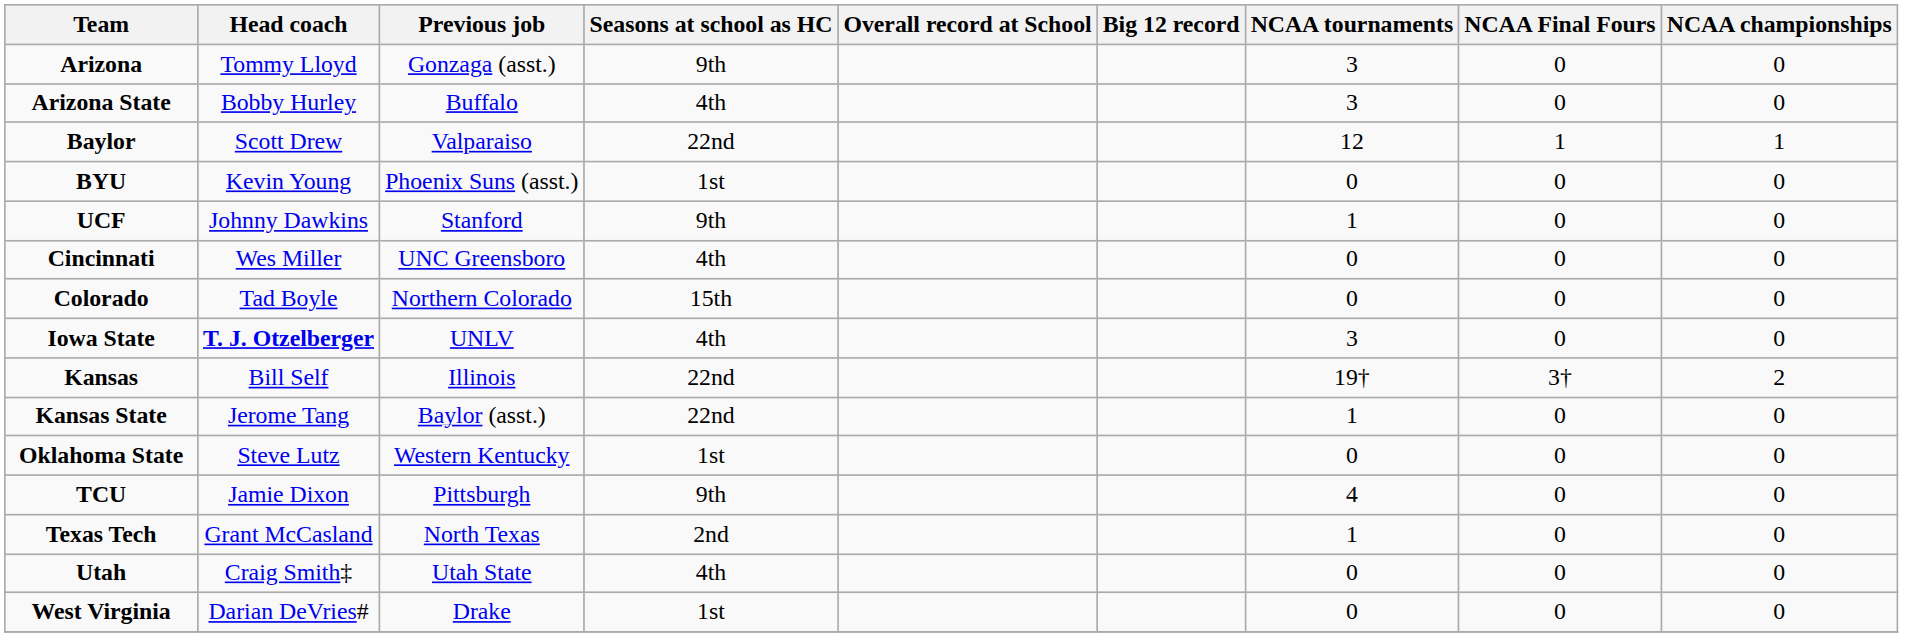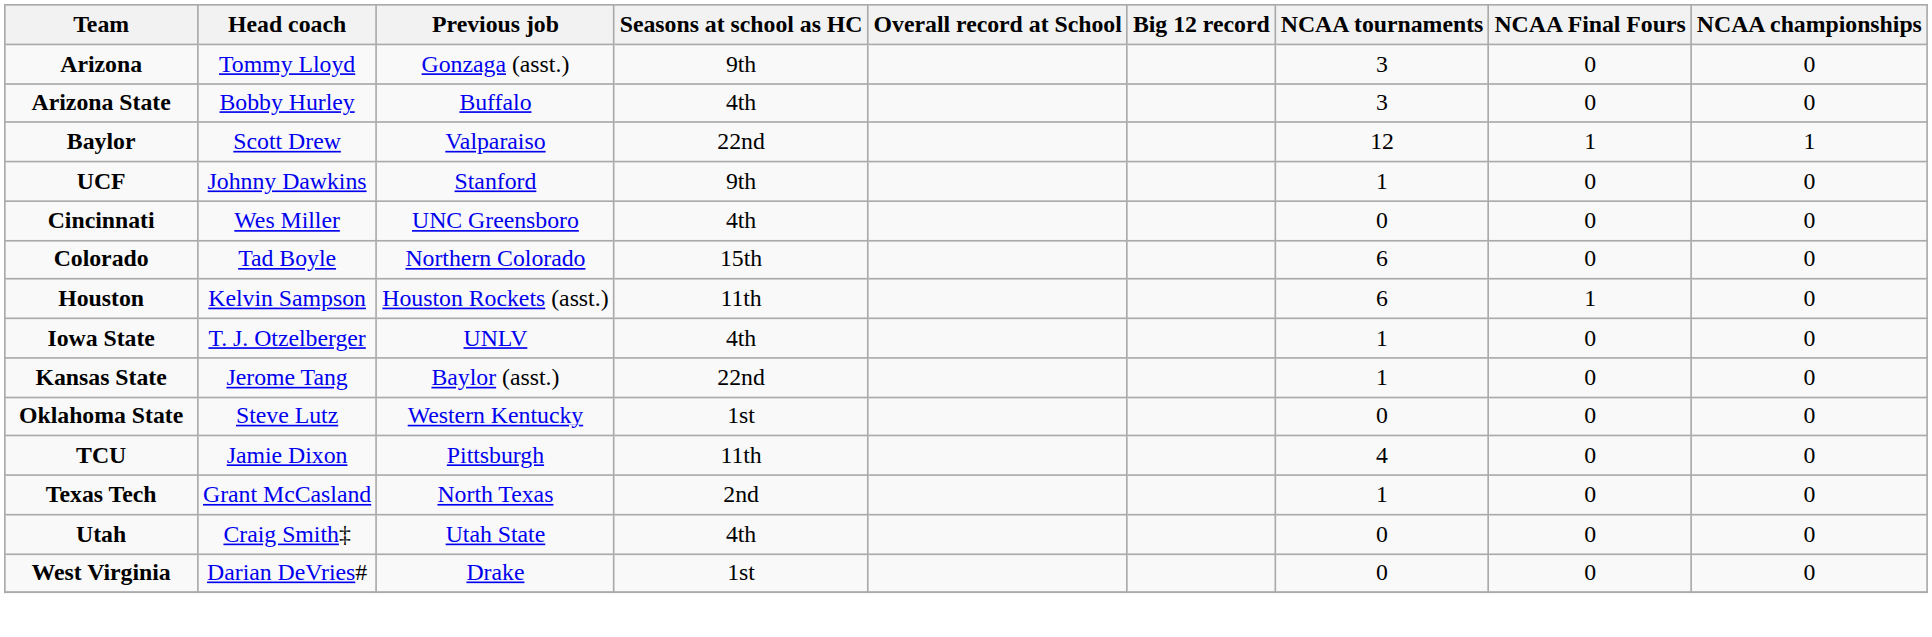- row: (101, 181)
(1352, 298) 0 -> (1382, 259) 6
+ row: (101, 298)
(289, 337) bold -> (287, 337) normal
(1352, 337) 3 -> (1382, 337) 1
- row: (101, 377)
(711, 494) 9th -> (741, 455) 11th
